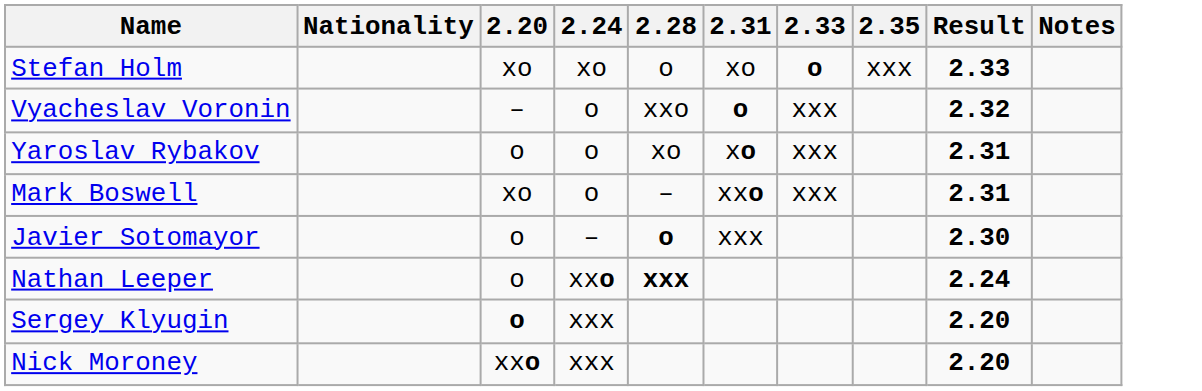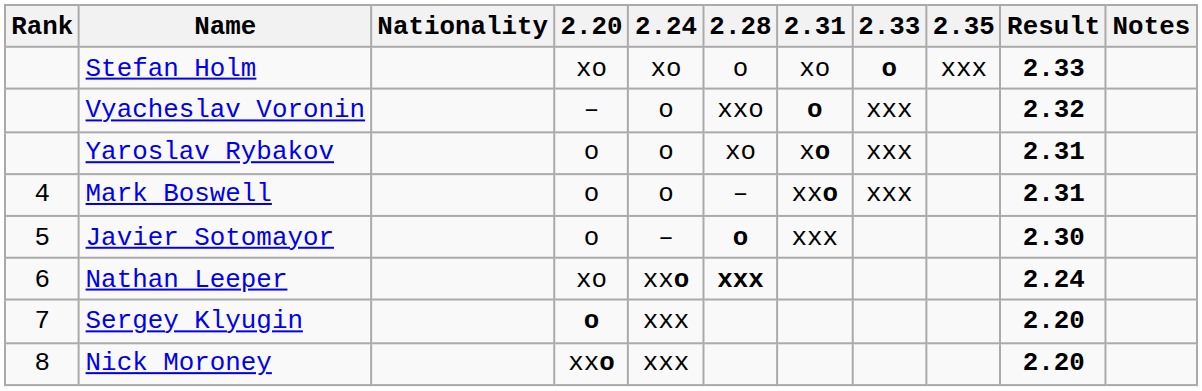+ column: (42, 26)
(517, 195) xo -> (592, 195) o
(517, 279) o -> (592, 279) xo
